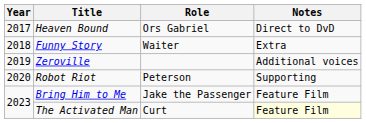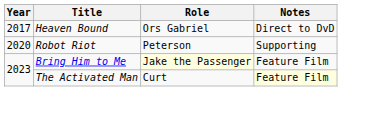- row: (69, 45)
- row: (63, 61)
(197, 94) no background -> (197, 61) lightyellow background
